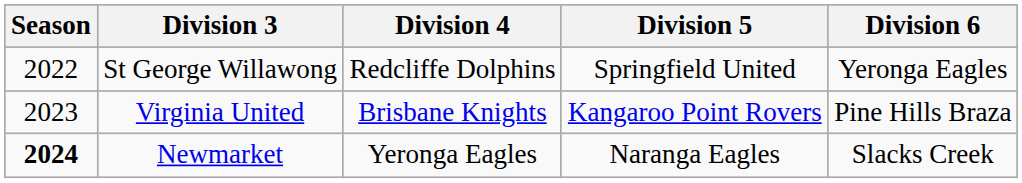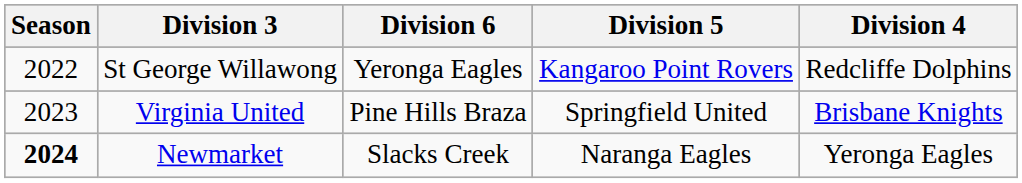columns swapped: (452, 25) <-> (923, 25)
(695, 68) Springfield United -> (666, 68) Kangaroo Point Rovers
(695, 111) Kangaroo Point Rovers -> (666, 111) Springfield United
